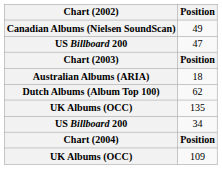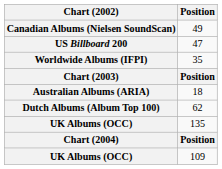+ row: (198, 60)
- row: (198, 124)
